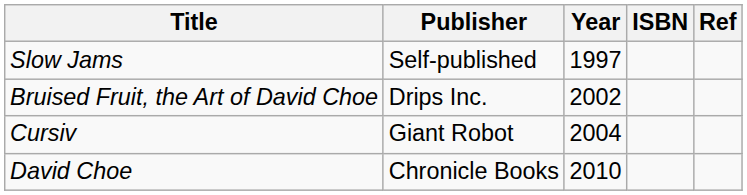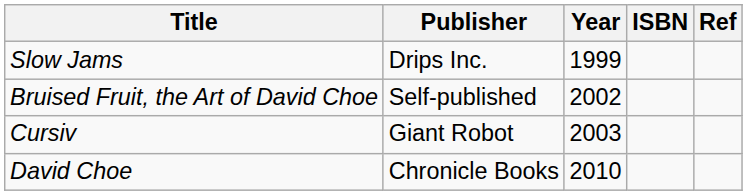(463, 60) Self-published -> (438, 60) Drips Inc.
(596, 60) 1997 -> (596, 60) 1999
(438, 97) Drips Inc. -> (463, 97) Self-published
(596, 134) 2004 -> (596, 134) 2003
